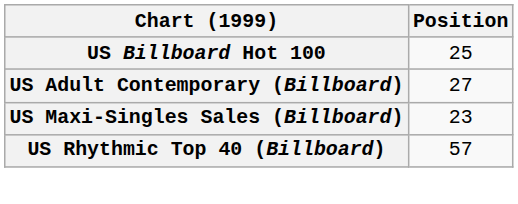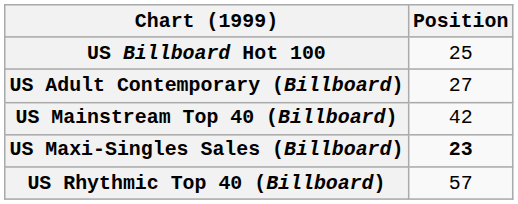+ row: (206, 118)
(461, 118) normal -> (461, 151) bold
